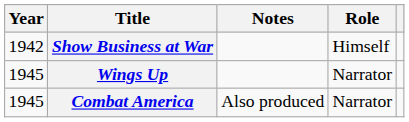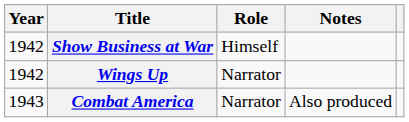columns swapped: (362, 18) <-> (273, 18)
(26, 74) 1945 -> (26, 74) 1942
(26, 102) 1945 -> (26, 102) 1943
